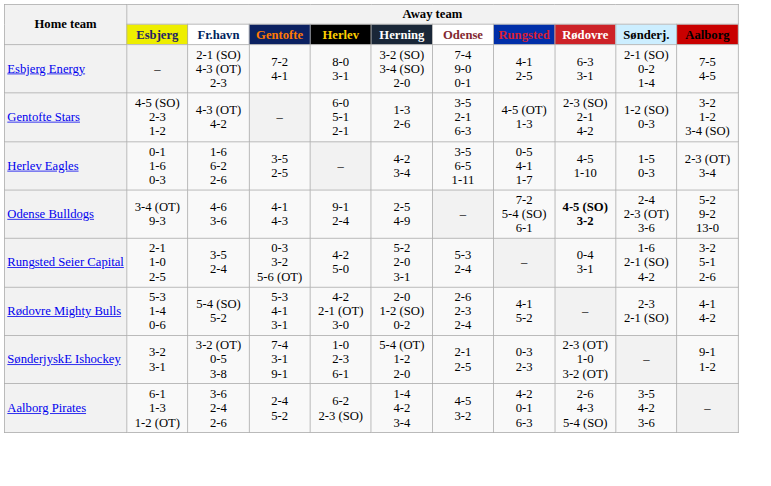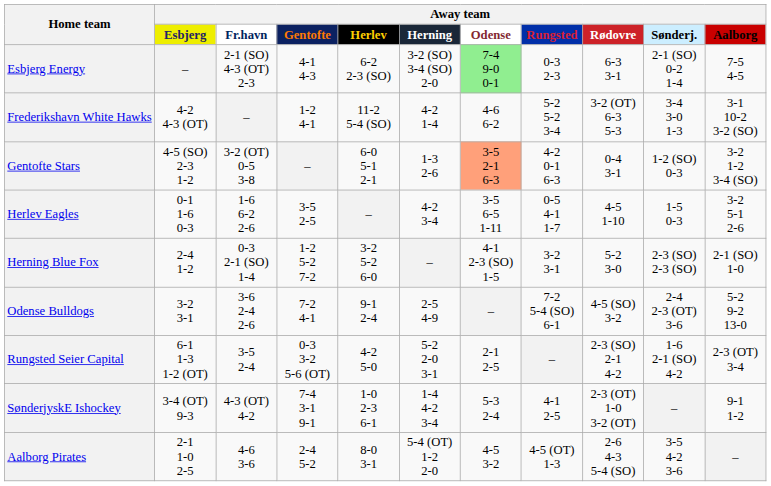(280, 68) 7-2 4-1 -> (307, 68) 4-1 4-3
(341, 68) 8-0 3-1 -> (369, 68) 6-2 2-3 (SO)
(463, 68) no background -> (491, 68) lightgreen background
(524, 68) 4-1 2-5 -> (552, 68) 0-3 2-3
+ row: (80, 117)
(218, 117) 4-3 (OT) 4-2 -> (246, 165) 3-2 (OT) 0-5 3-8
(463, 117) no background -> (491, 165) lightsalmon background
(524, 117) 4-5 (OT) 1-3 -> (552, 165) 4-2 0-1 6-3
(585, 117) 2-3 (SO) 2-1 4-2 -> (613, 165) 0-4 3-1
(707, 165) 2-3 (OT) 3-4 -> (735, 214) 3-2 5-1 2-6
+ row: (53, 262)
(157, 214) 3-4 (OT) 9-3 -> (185, 311) 3-2 3-1
(218, 214) 4-6 3-6 -> (246, 311) 3-6 2-4 2-6
(280, 214) 4-1 4-3 -> (307, 311) 7-2 4-1
(585, 214) bold -> (613, 311) normal
(157, 262) 2-1 1-0 2-5 -> (185, 359) 6-1 1-3 1-2 (OT)
(463, 262) 5-3 2-4 -> (491, 359) 2-1 2-5
(585, 262) 0-4 3-1 -> (613, 359) 2-3 (SO) 2-1 4-2
(707, 262) 3-2 5-1 2-6 -> (735, 359) 2-3 (OT) 3-4
- row: (64, 311)
(157, 359) 3-2 3-1 -> (185, 408) 3-4 (OT) 9-3
(218, 359) 3-2 (OT) 0-5 3-8 -> (246, 408) 4-3 (OT) 4-2
(402, 359) 5-4 (OT) 1-2 2-0 -> (430, 408) 1-4 4-2 3-4
(463, 359) 2-1 2-5 -> (491, 408) 5-3 2-4
(524, 359) 0-3 2-3 -> (552, 408) 4-1 2-5
(157, 408) 6-1 1-3 1-2 (OT) -> (185, 456) 2-1 1-0 2-5
(218, 408) 3-6 2-4 2-6 -> (246, 456) 4-6 3-6
(341, 408) 6-2 2-3 (SO) -> (369, 456) 8-0 3-1
(402, 408) 1-4 4-2 3-4 -> (430, 456) 5-4 (OT) 1-2 2-0
(524, 408) 4-2 0-1 6-3 -> (552, 456) 4-5 (OT) 1-3
